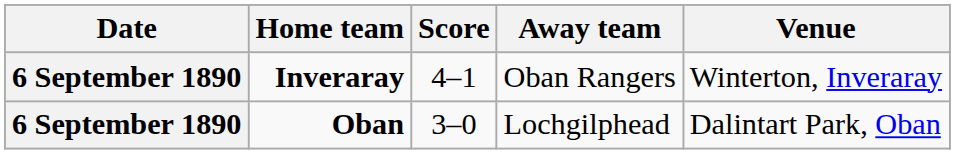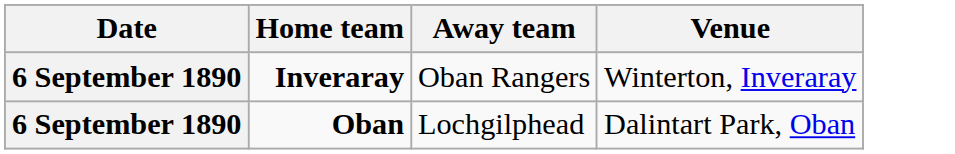- column: (454, 28)
